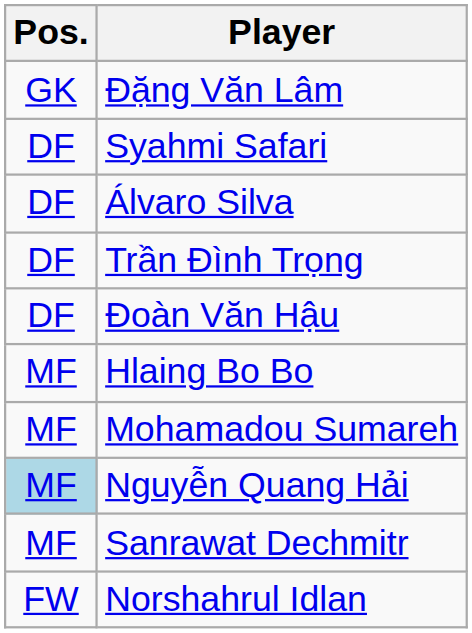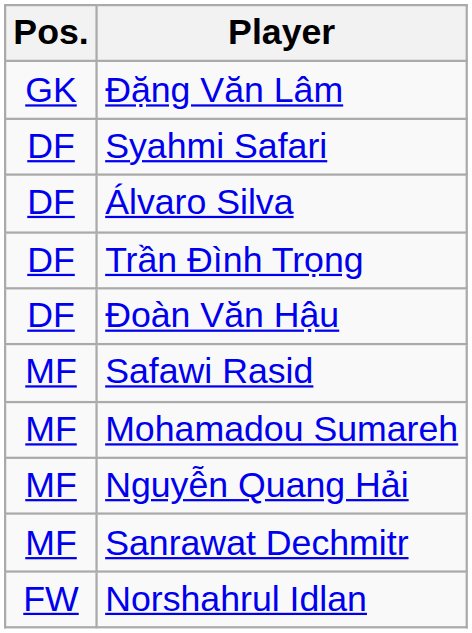+ row: (209, 372)
- row: (209, 372)
(51, 485) lightblue background -> (51, 485) no background
